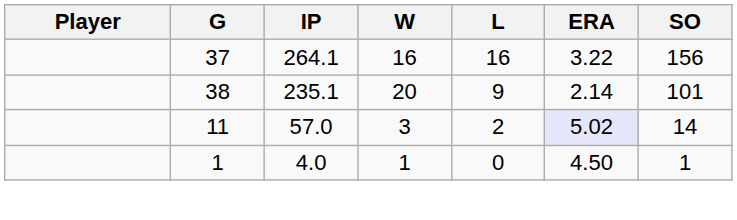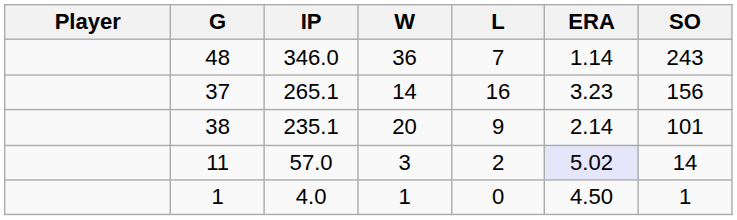+ row: (218, 57)
(311, 57) 264.1 -> (311, 92) 265.1
(405, 57) 16 -> (405, 92) 14
(592, 57) 3.22 -> (592, 92) 3.23
